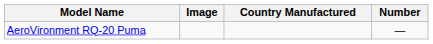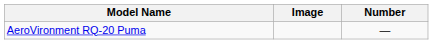- column: (298, 13)
